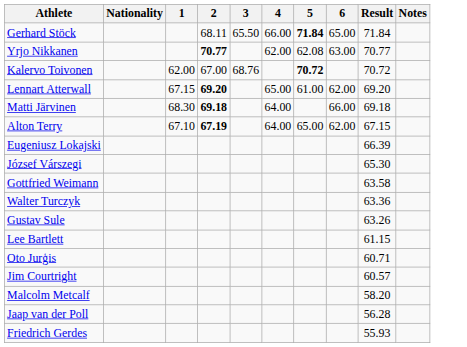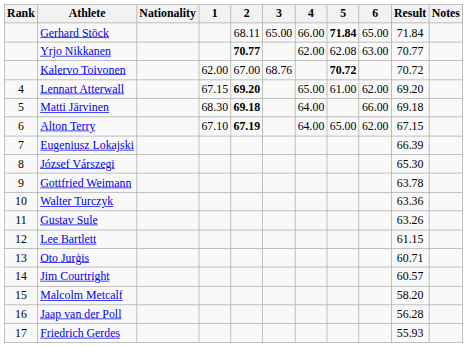+ column: (21, 13)
(246, 32) 65.50 -> (279, 32) 65.00
(377, 182) 63.58 -> (410, 182) 63.78
